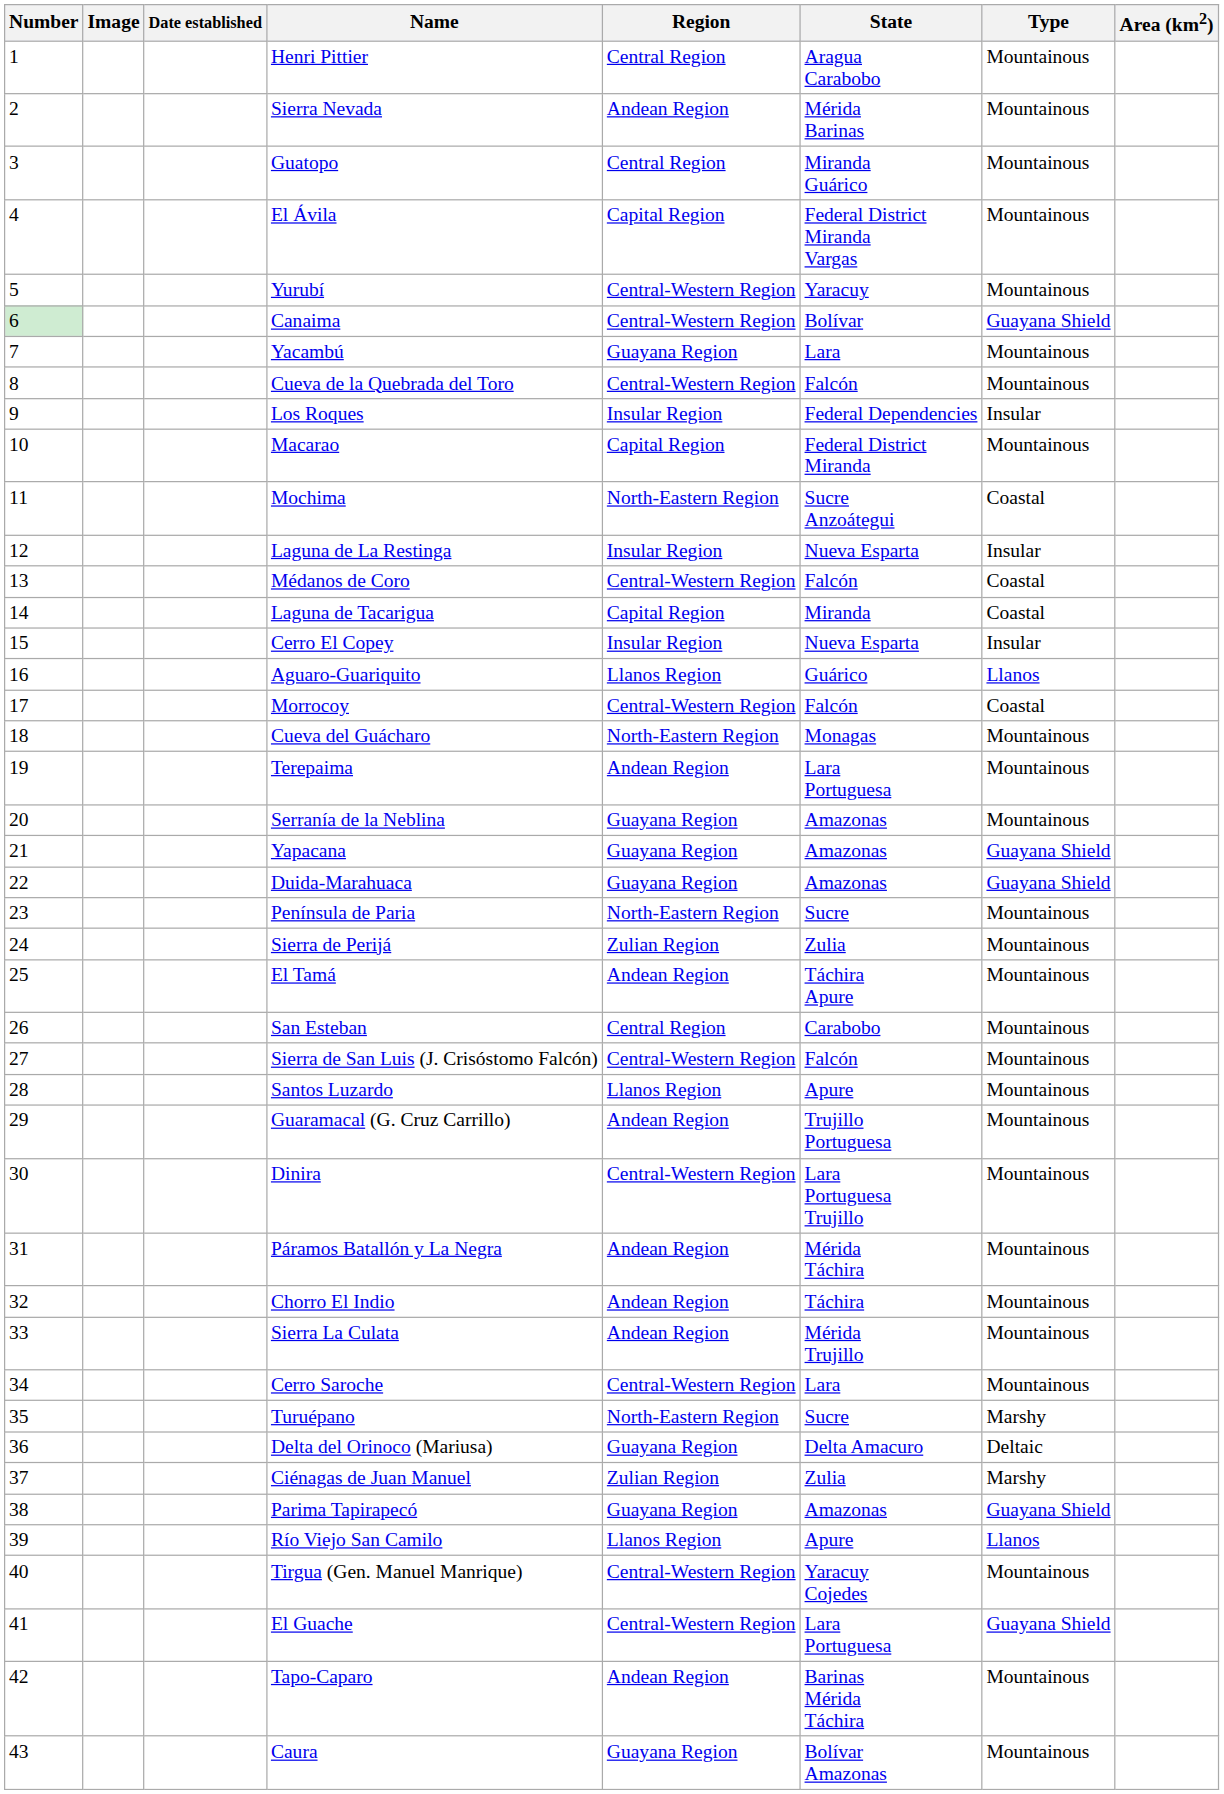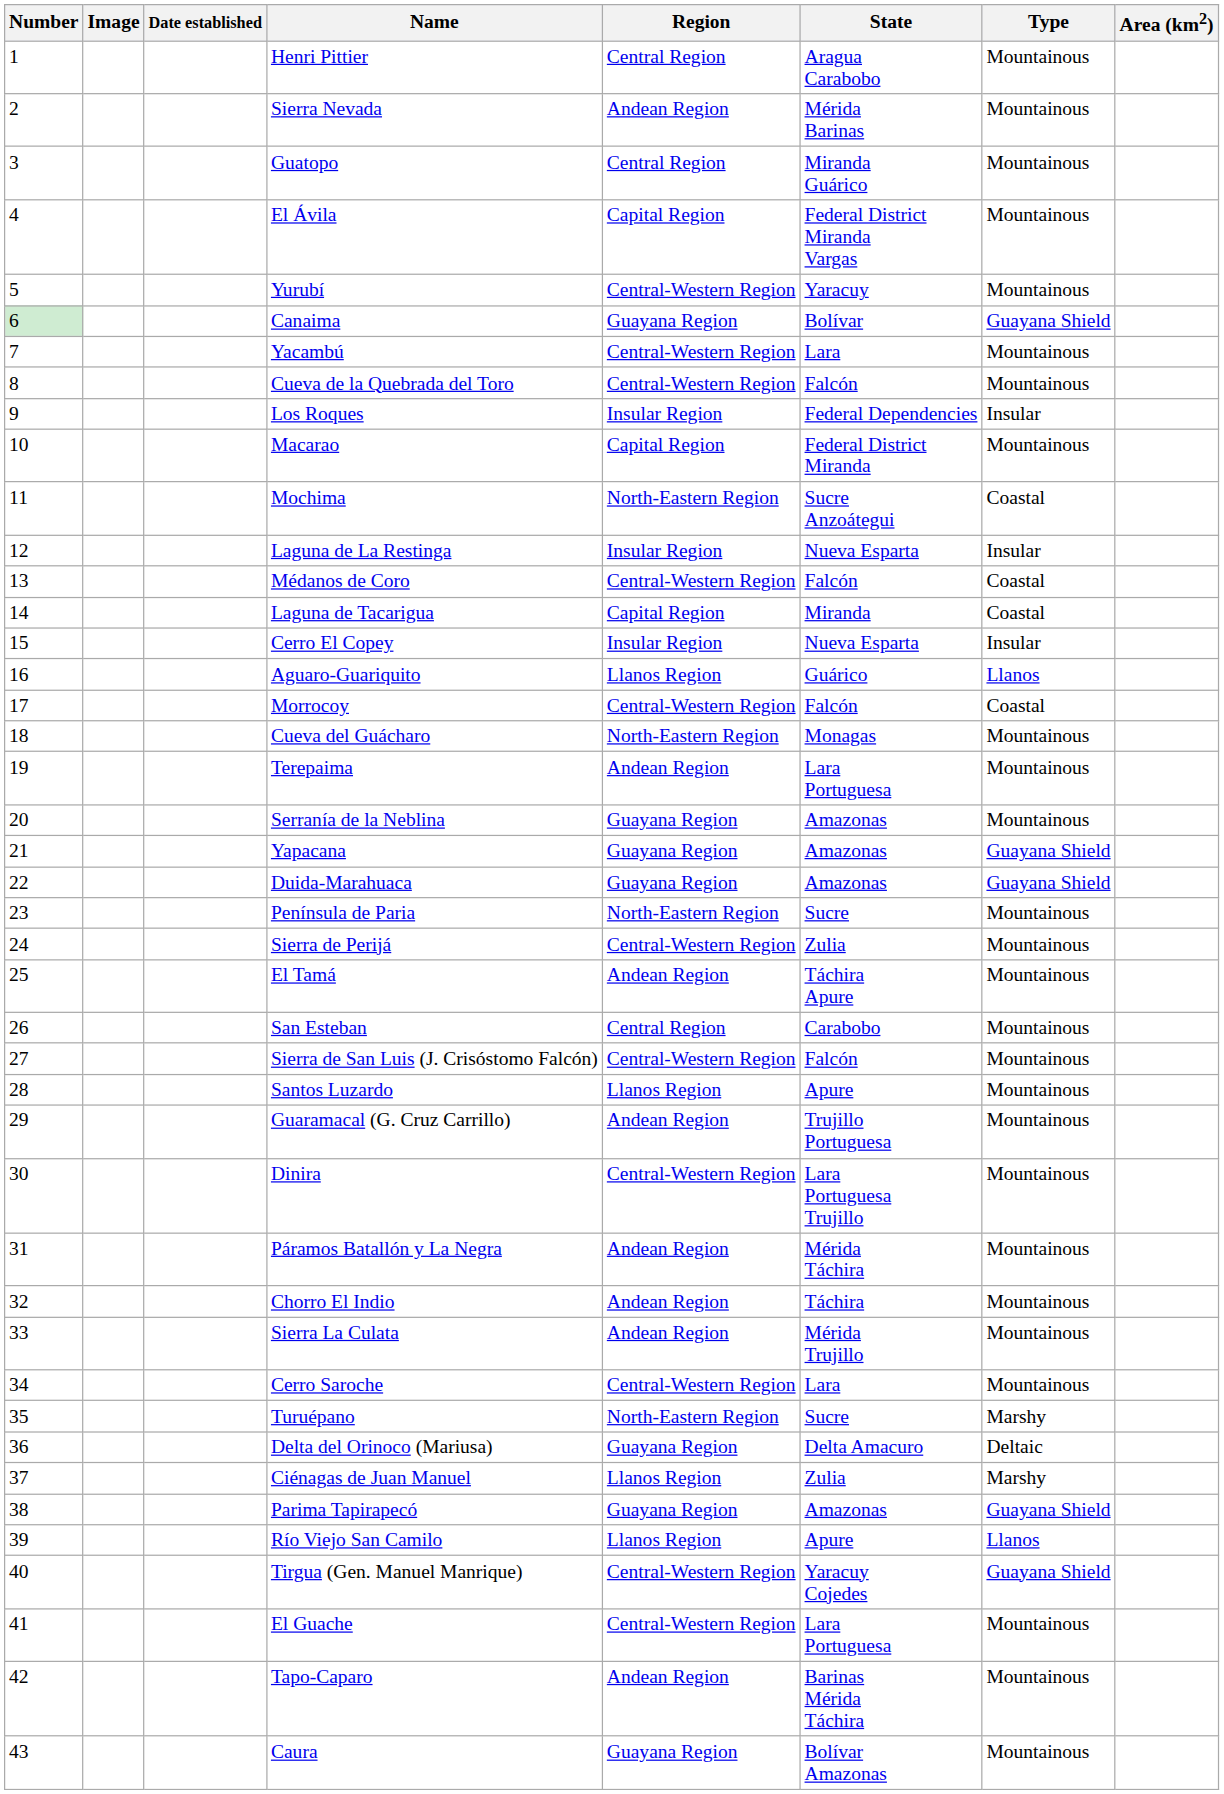(701, 320) Central-Western Region -> (672, 320) Guayana Region
(672, 351) Guayana Region -> (701, 351) Central-Western Region
(663, 943) Zulian Region -> (701, 943) Central-Western Region
(663, 1478) Zulian Region -> (664, 1478) Llanos Region
(1038, 1570) Mountainous -> (1049, 1570) Guayana Shield
(1049, 1623) Guayana Shield -> (1038, 1623) Mountainous
